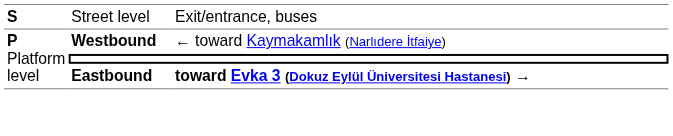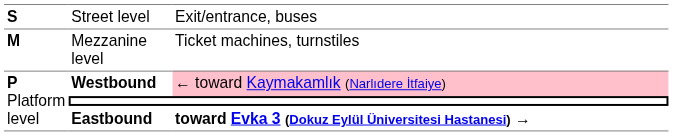+ row: (109, 50)
(311, 41) no background -> (311, 83) pink background
